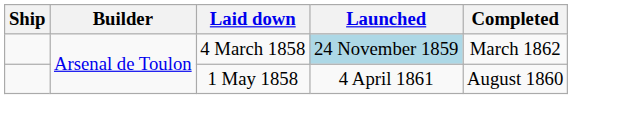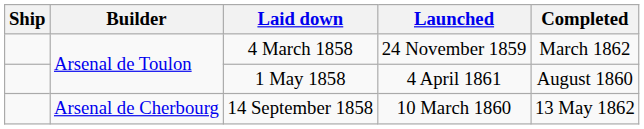(386, 49) lightblue background -> (454, 49) no background
+ row: (300, 108)
